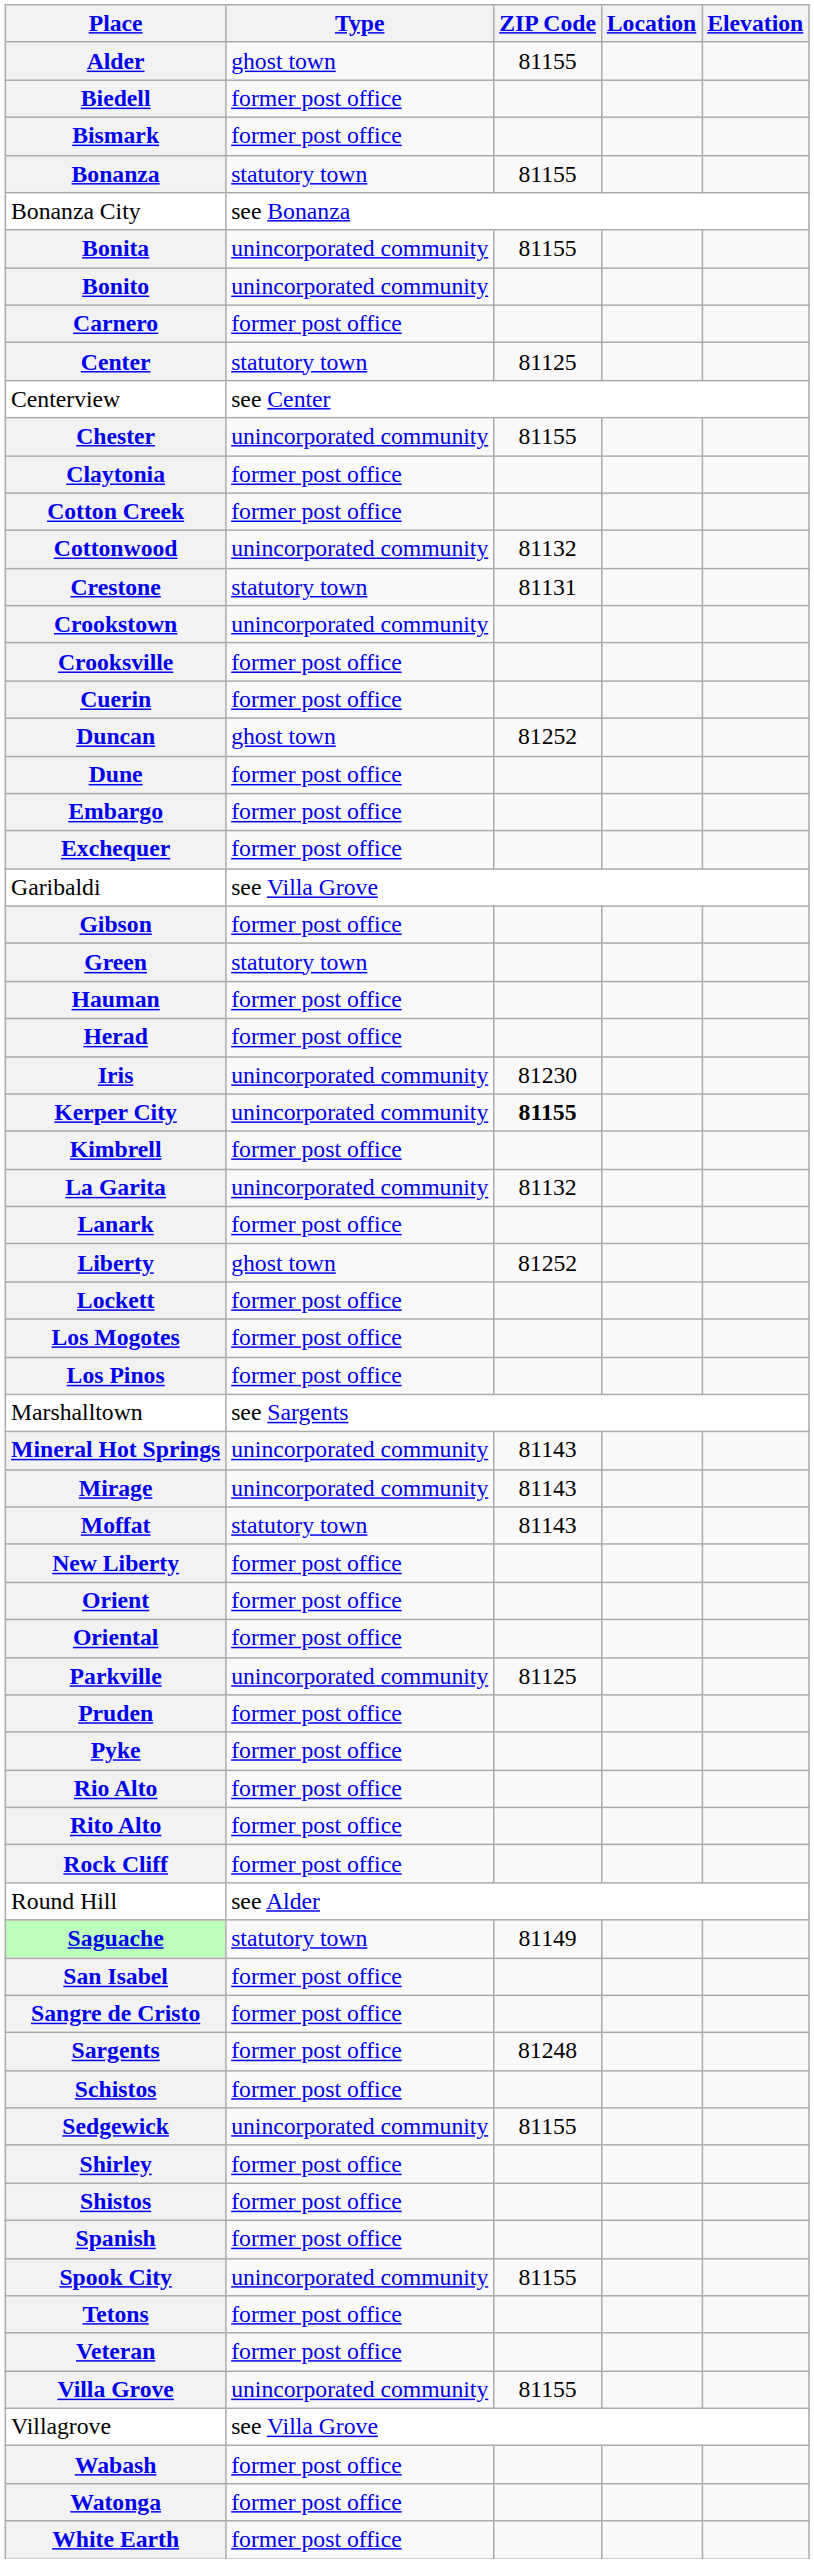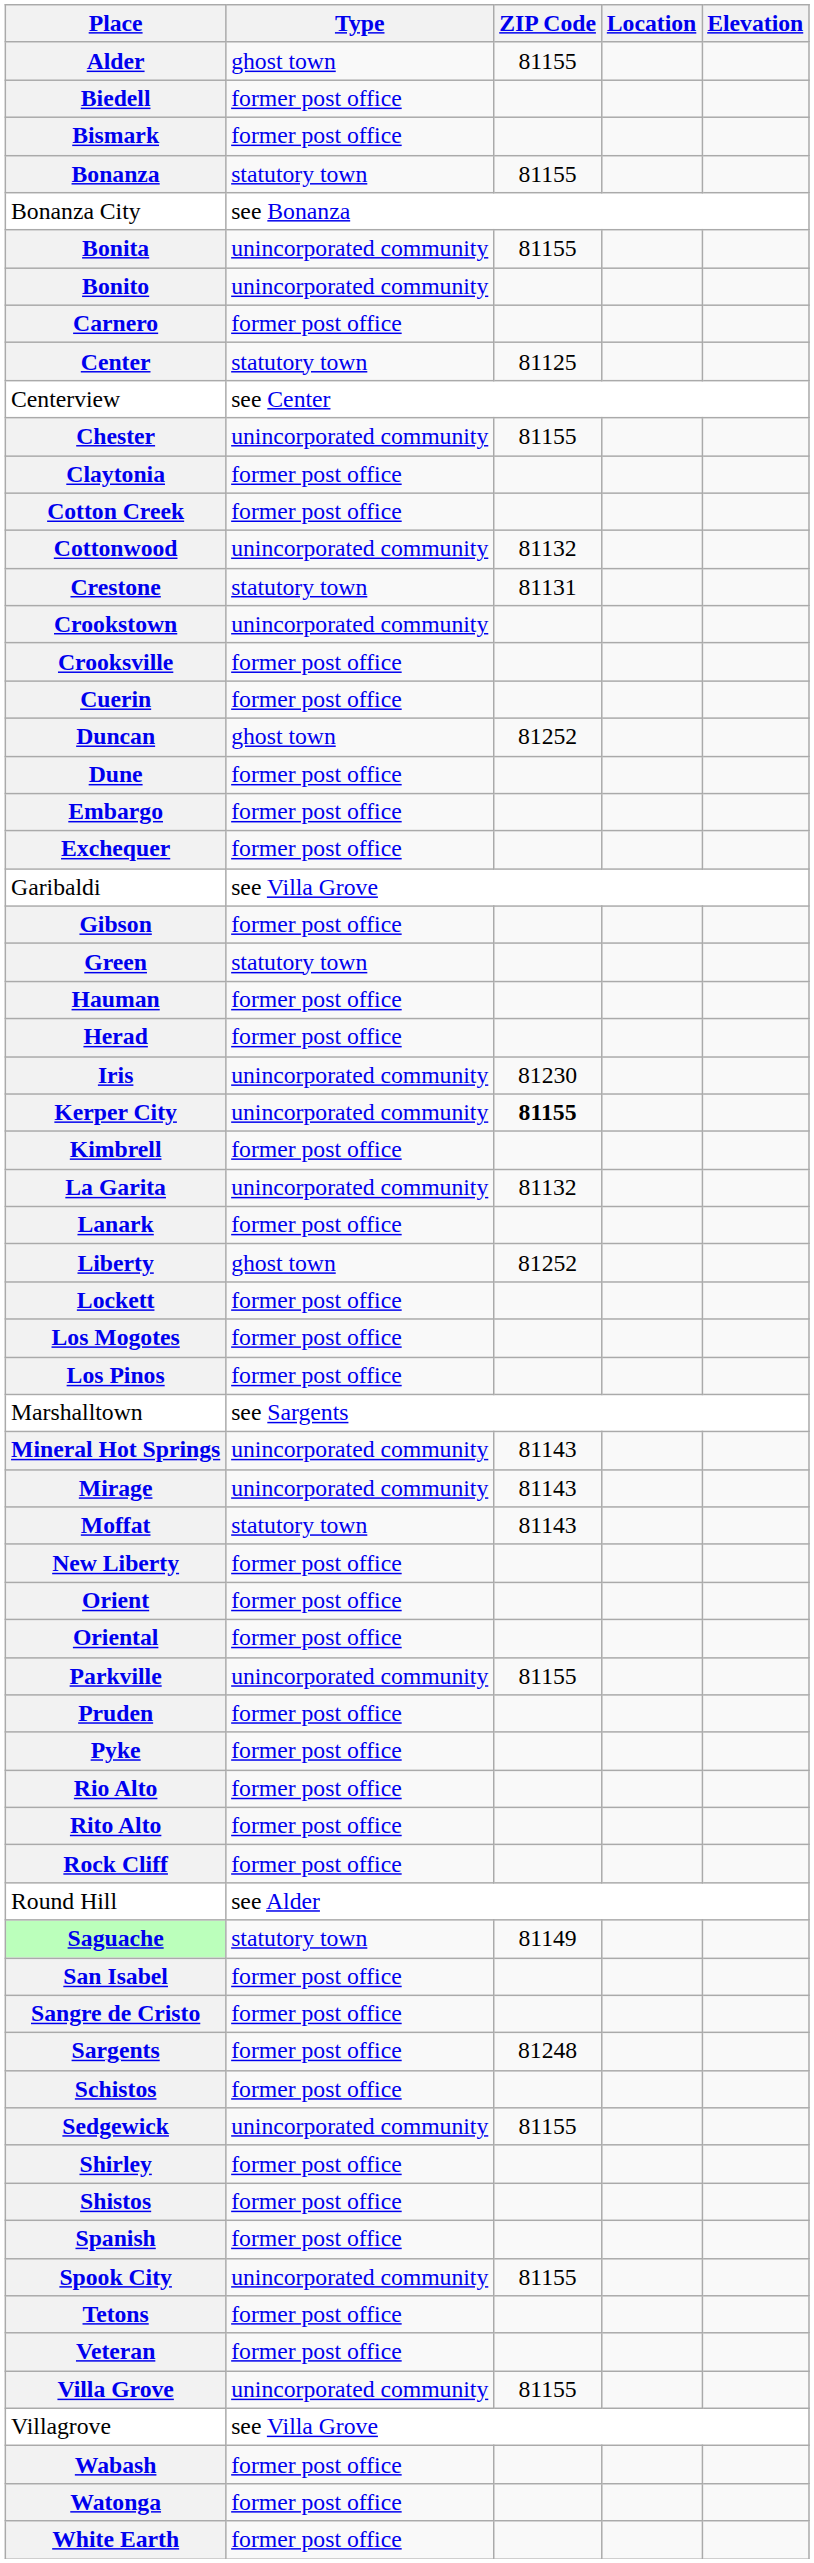(548, 1675) 81125 -> (548, 1675) 81155
